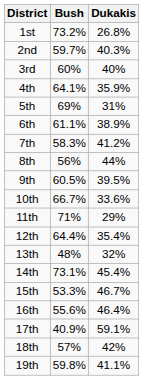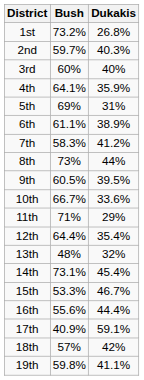(69, 161) 56% -> (69, 161) 73%
(114, 310) 46.4% -> (114, 310) 44.4%
